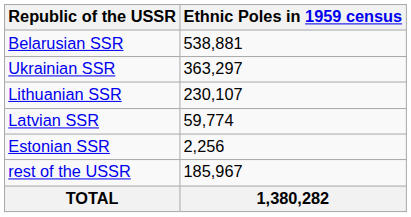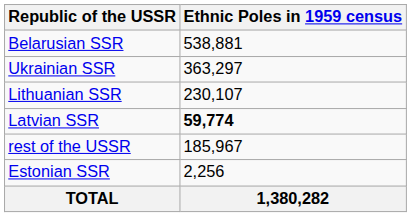(208, 120) normal -> (208, 120) bold
rows swapped: (59, 146) <-> (69, 172)
